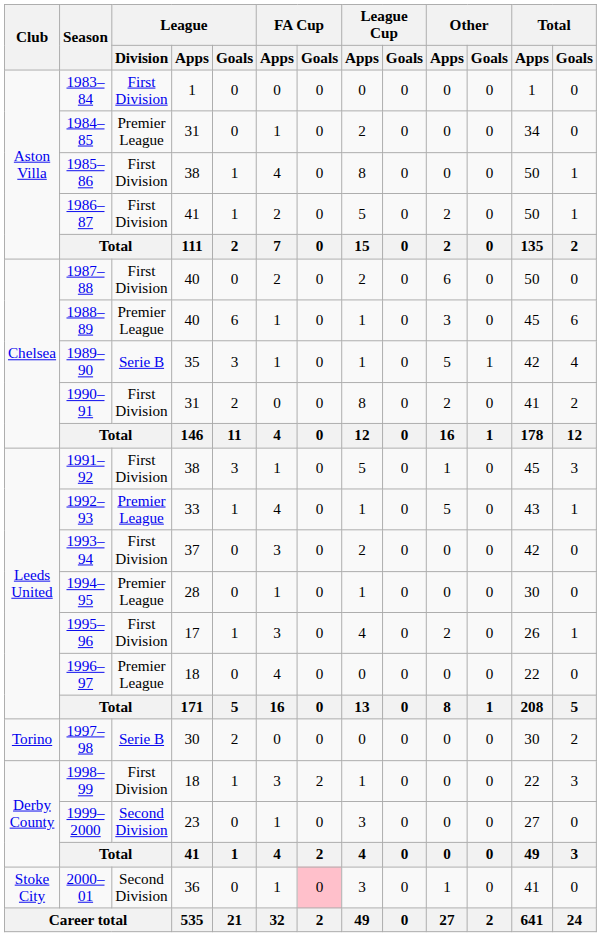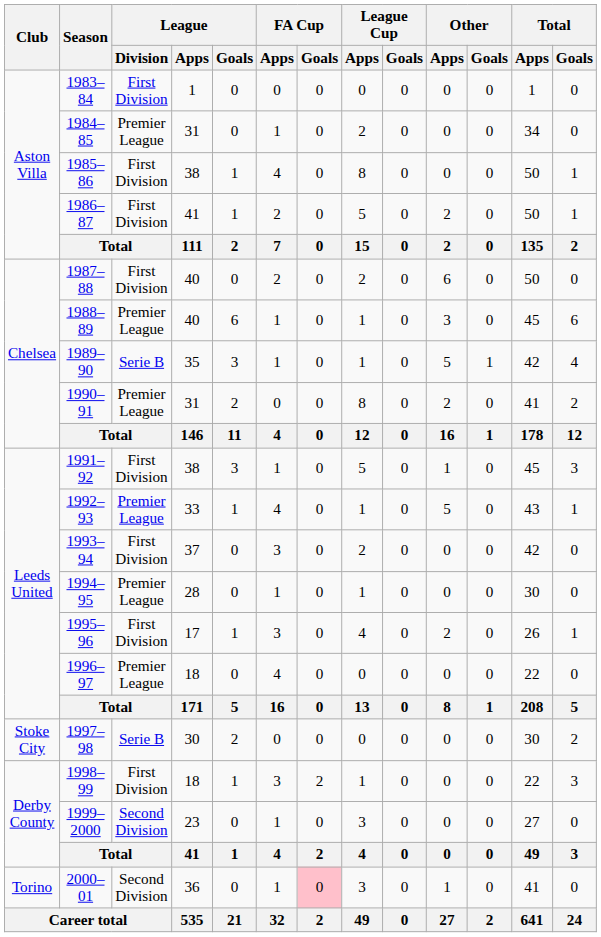(141, 402) First Division -> (141, 402) Premier League
(32, 739) Torino -> (32, 739) Stoke City
(32, 887) Stoke City -> (32, 887) Torino
